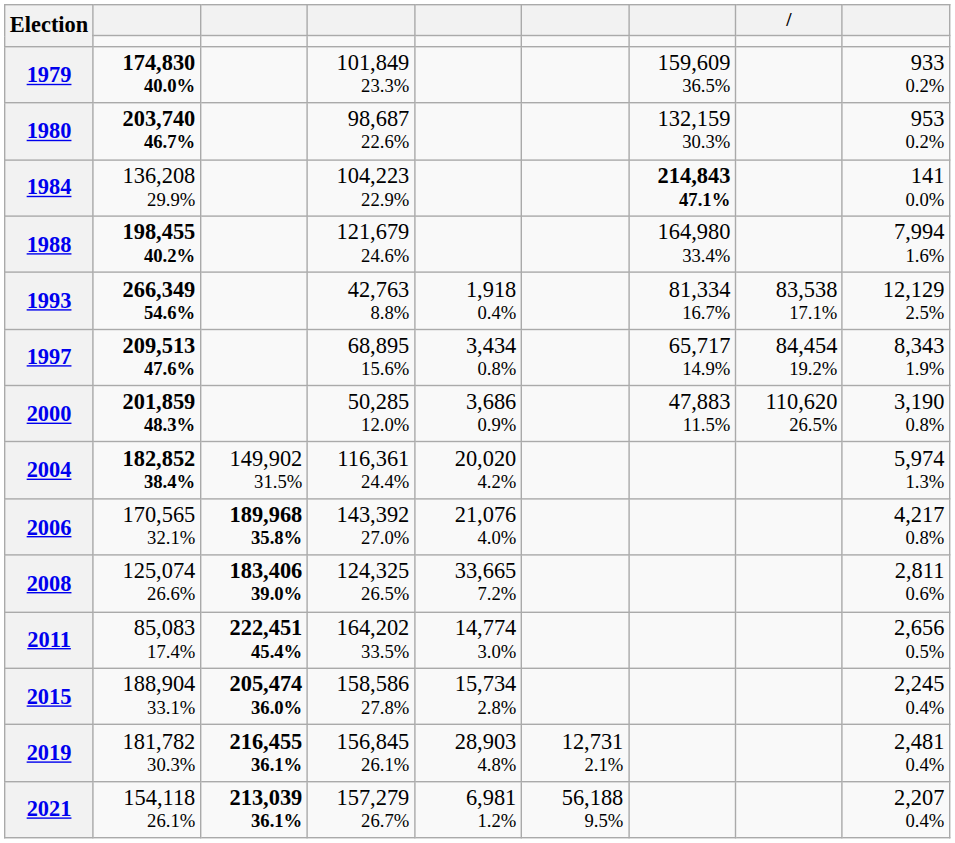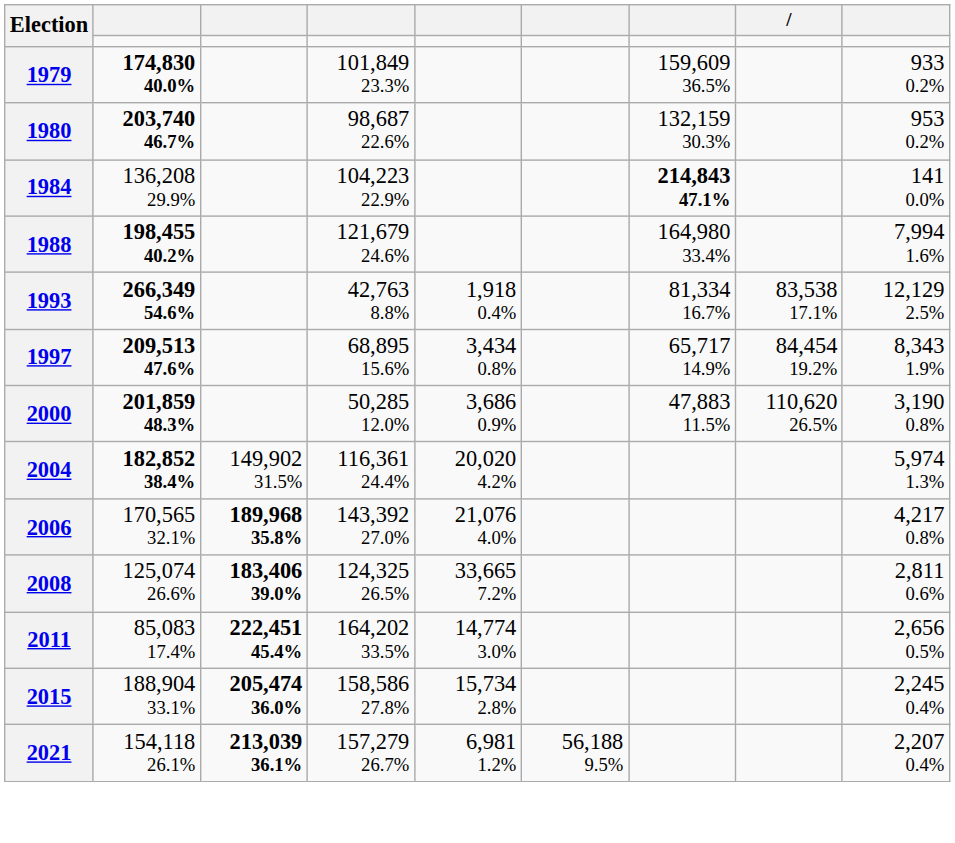- row: (49, 752)
